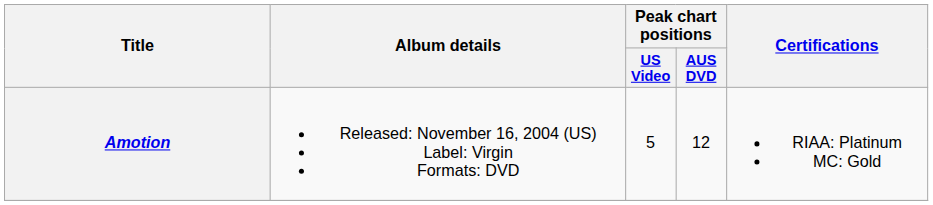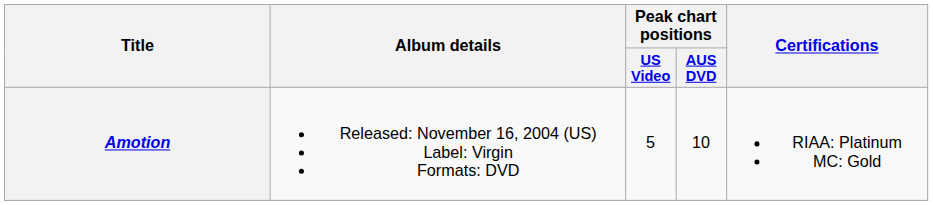(701, 143) 12 -> (701, 143) 10
